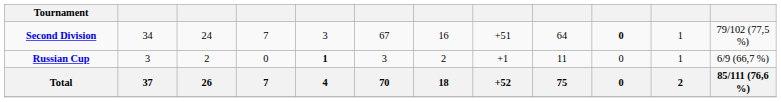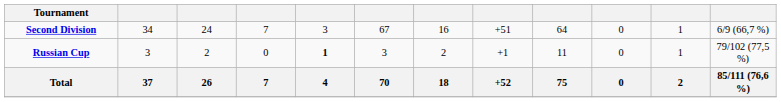(621, 36) bold -> (621, 30) normal
(743, 36) 79/102 (77,5 %) -> (743, 30) 6/9 (66,7 %)
(743, 59) 6/9 (66,7 %) -> (743, 53) 79/102 (77,5 %)
